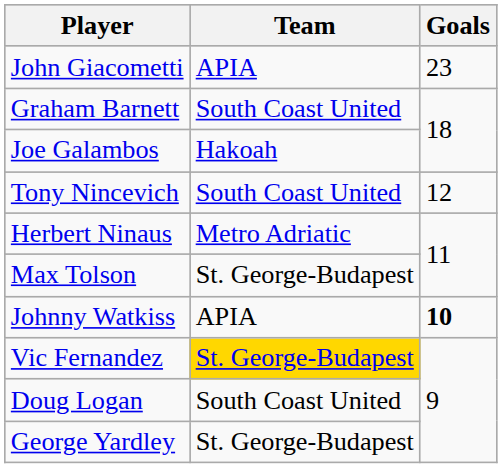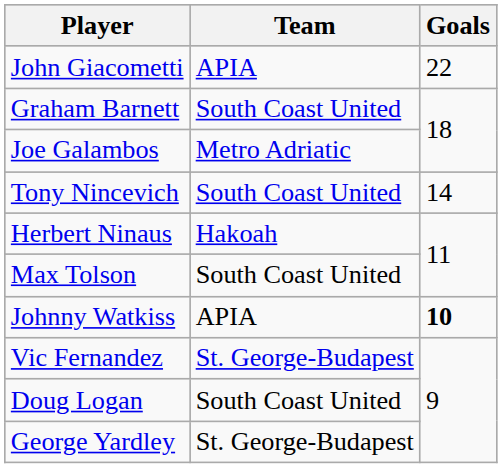(439, 66) 23 -> (439, 66) 22
(236, 150) Hakoah -> (273, 150) Metro Adriatic
(439, 191) 12 -> (439, 191) 14
(273, 233) Metro Adriatic -> (236, 233) Hakoah
(305, 274) St. George-Budapest -> (298, 274) South Coast United
(305, 358) gold background -> (305, 358) no background
